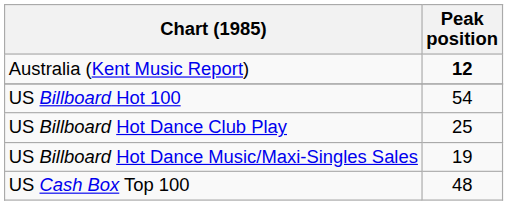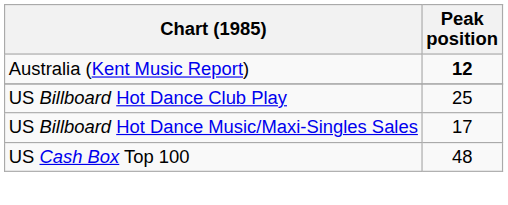- row: (95, 98)
(462, 156) 19 -> (462, 127) 17
